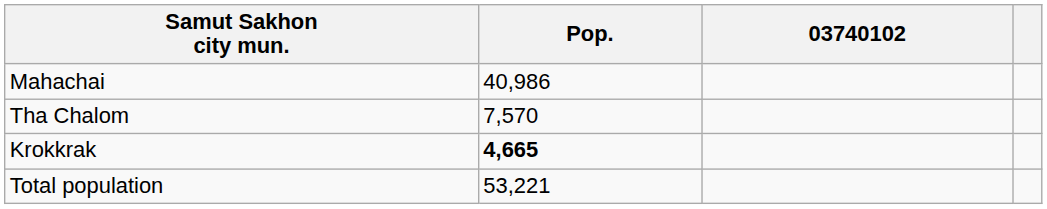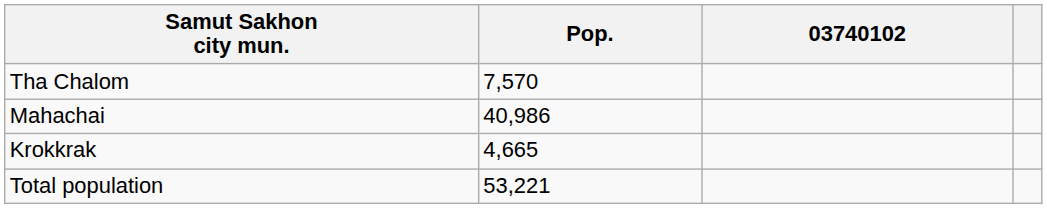rows swapped: (57, 81) <-> (69, 116)
(511, 150) bold -> (511, 150) normal
